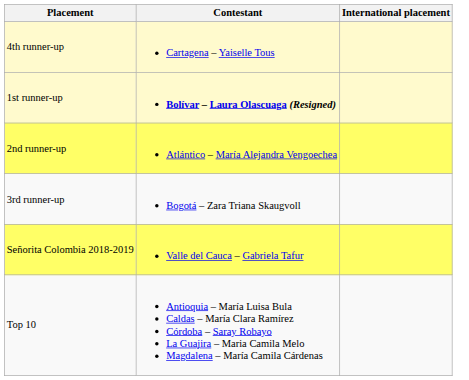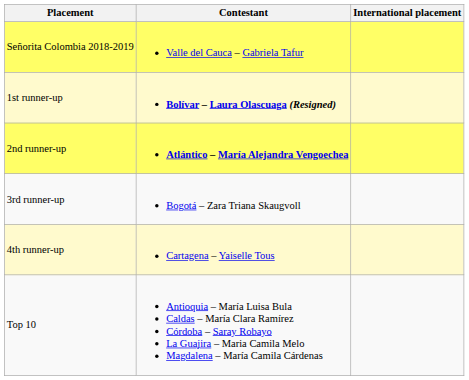rows swapped: (70, 250) <-> (35, 47)
(238, 155) normal -> (243, 155) bold
